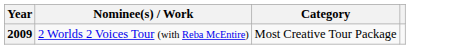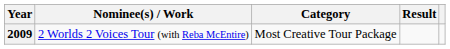+ column: (419, 14)
